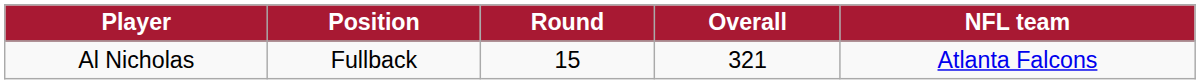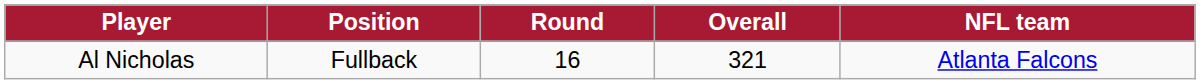(567, 59) 15 -> (567, 59) 16
